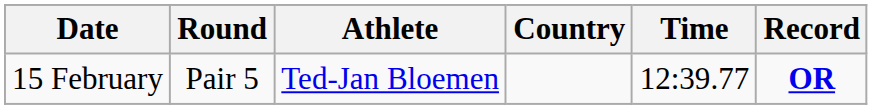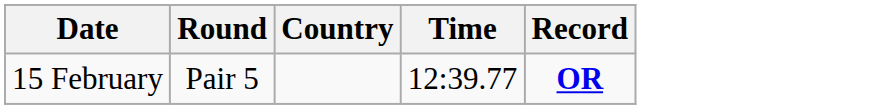- column: (390, 29)
